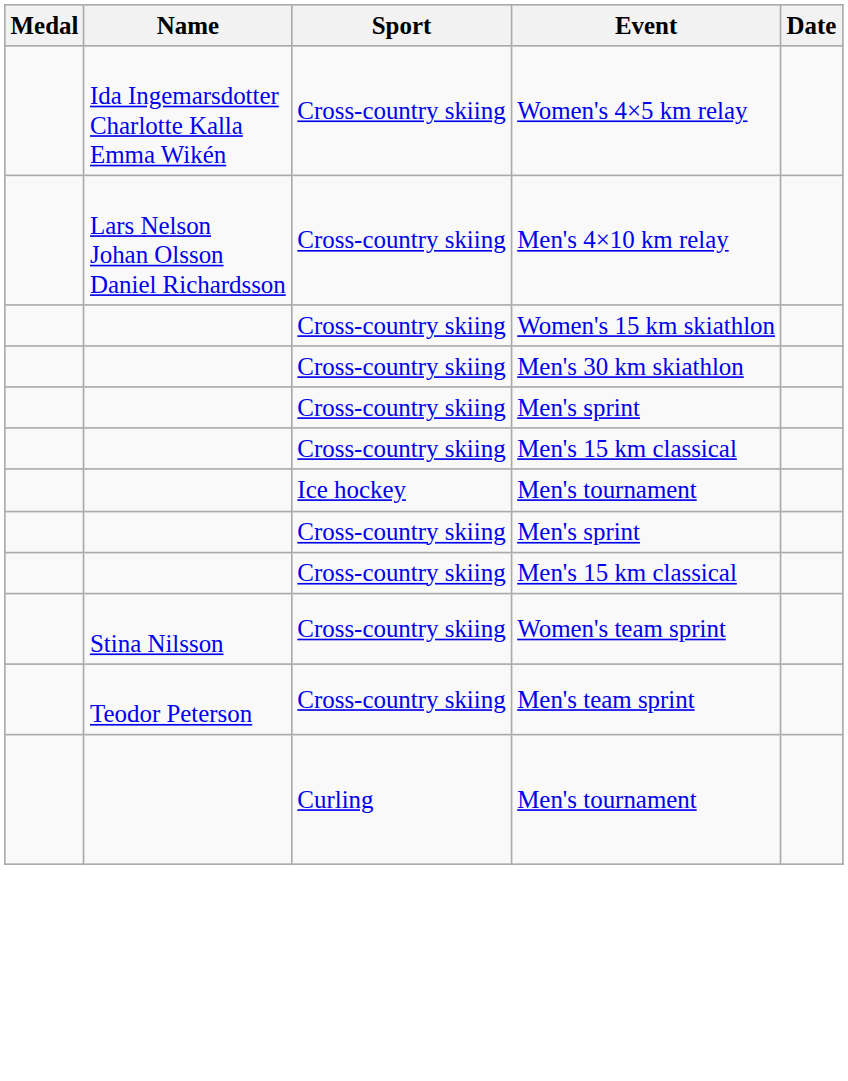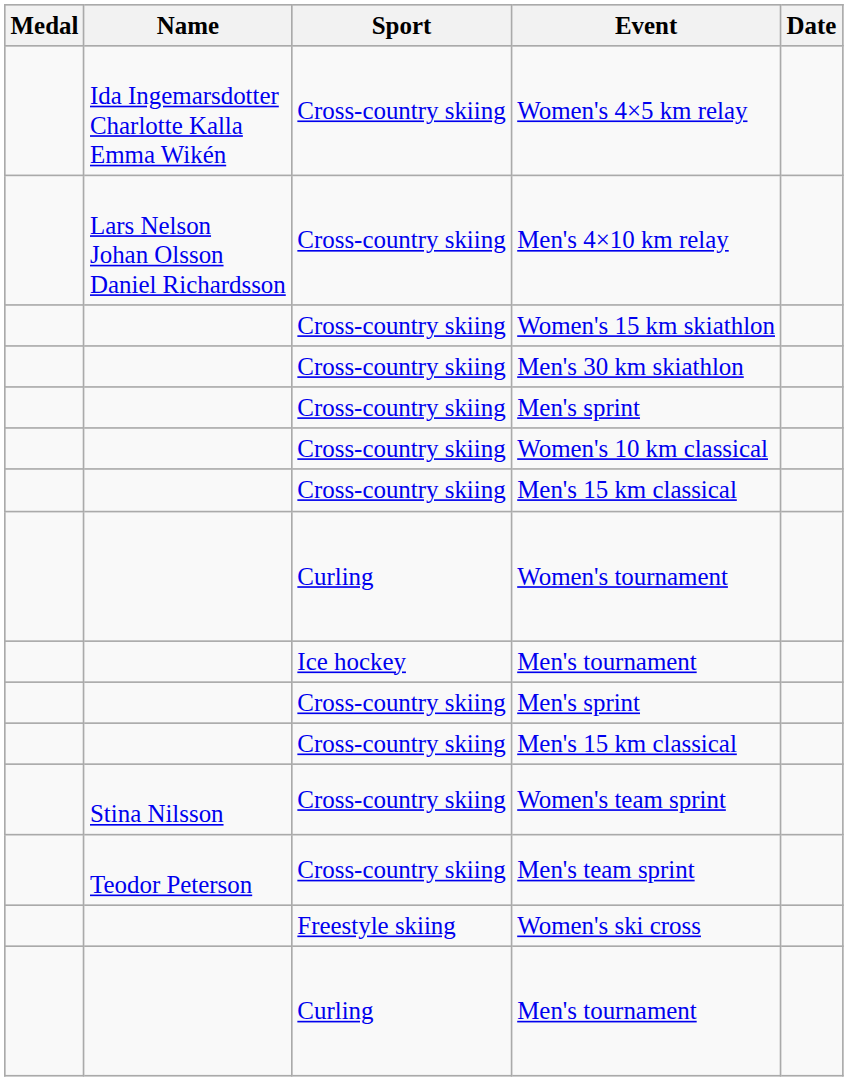+ row: (401, 448)
+ row: (335, 575)
+ row: (377, 925)
